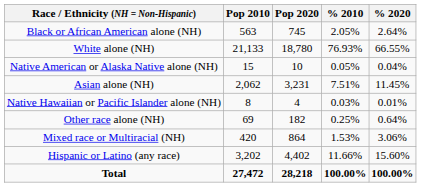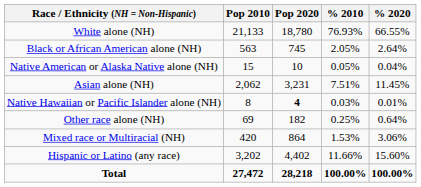rows swapped: (114, 48) <-> (114, 31)
(297, 102) normal -> (297, 102) bold
